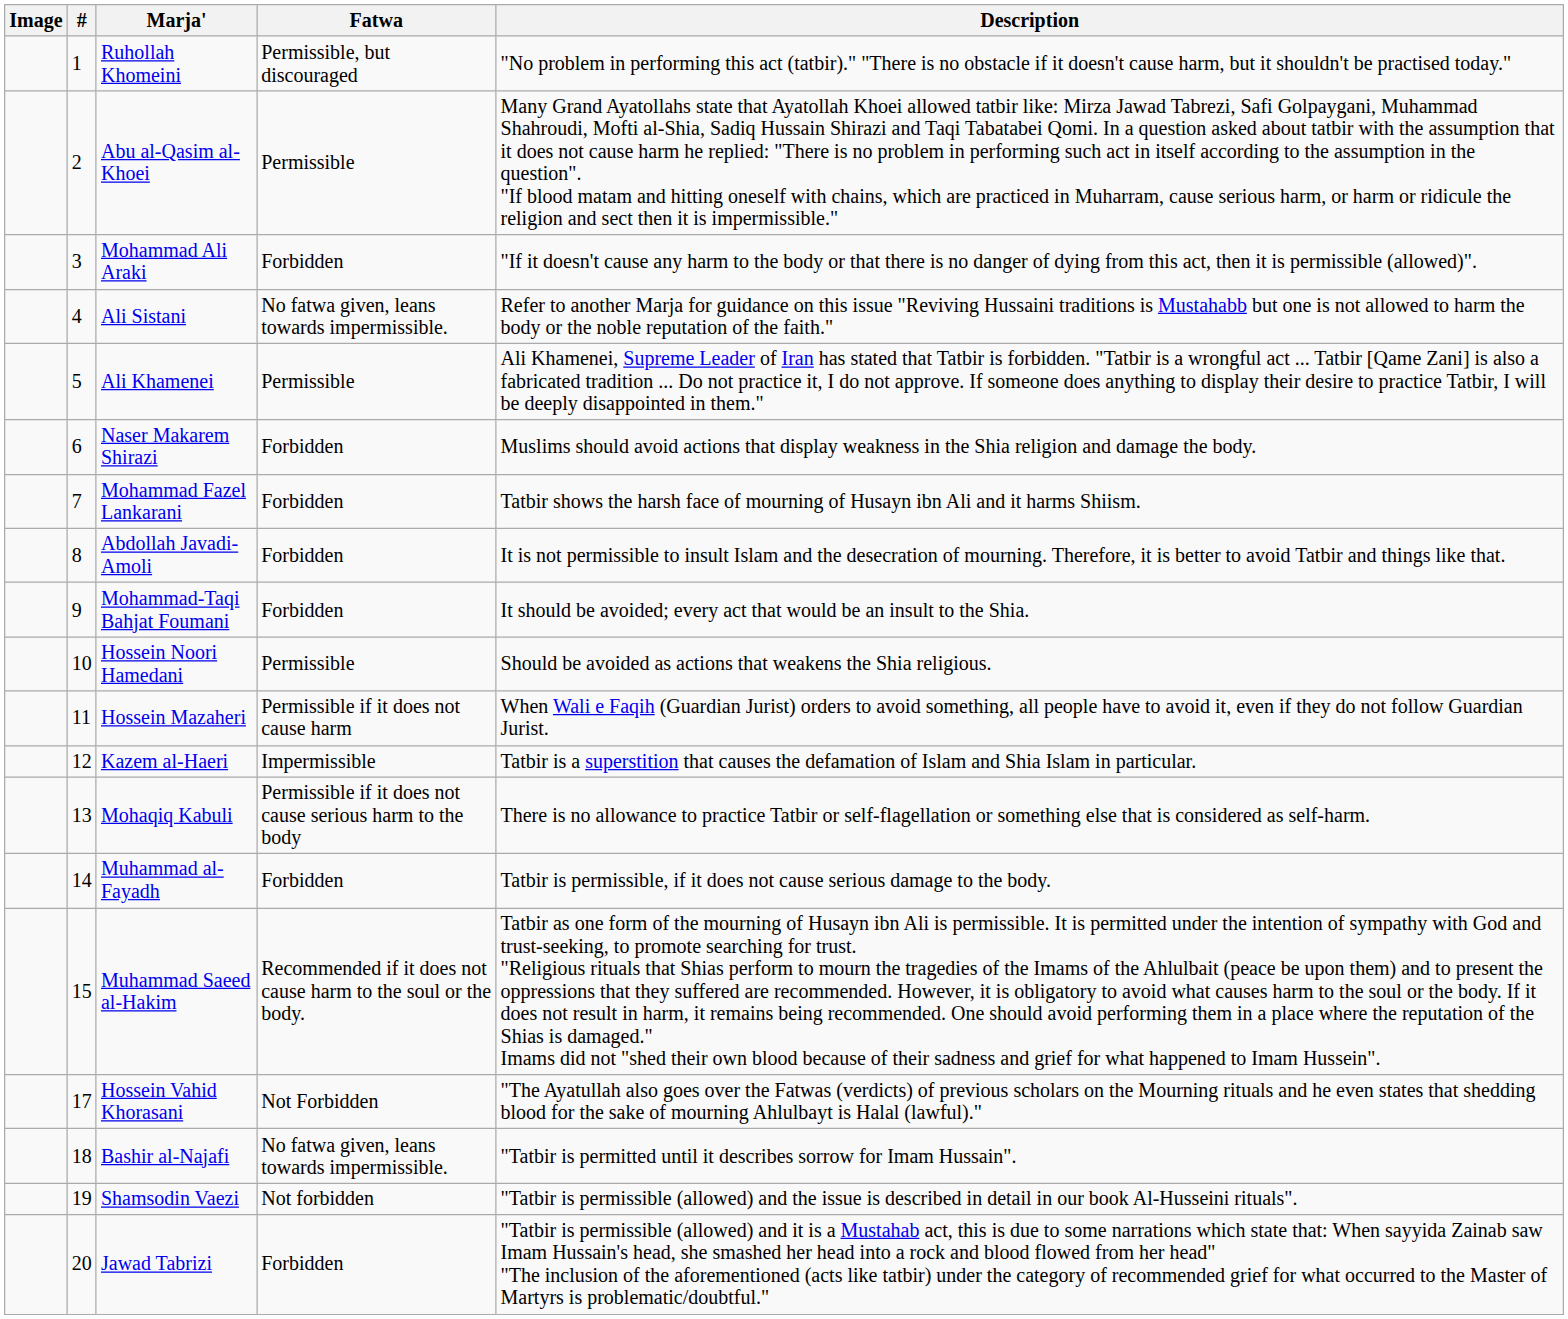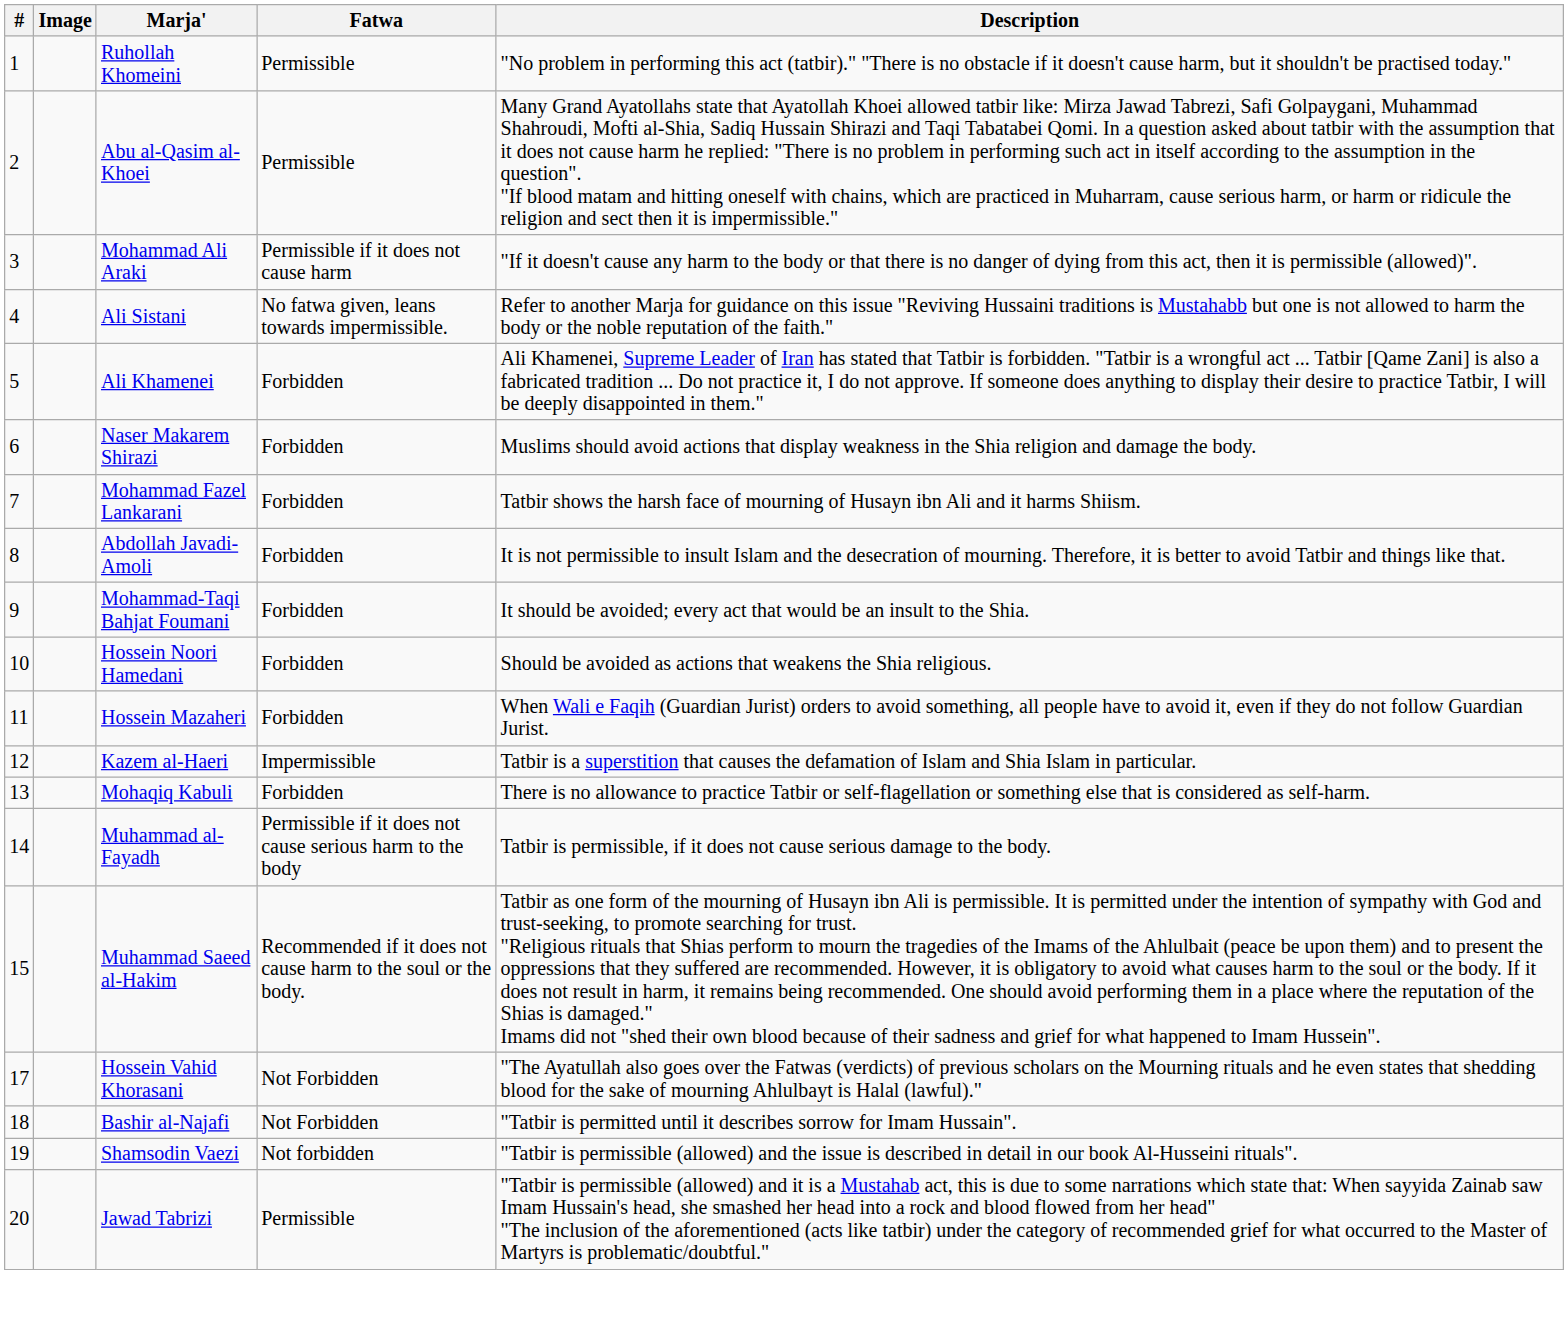columns swapped: (82, 20) <-> (36, 20)
(326, 63) Permissible, but discouraged -> (308, 63) Permissible
(302, 261) Forbidden -> (361, 261) Permissible if it does not cause harm
(308, 381) Permissible -> (302, 381) Forbidden
(308, 663) Permissible -> (302, 663) Forbidden
(361, 718) Permissible if it does not cause harm -> (302, 718) Forbidden
(362, 815) Permissible if it does not cause serious harm to the body -> (302, 792) Forbidden
(302, 880) Forbidden -> (362, 846) Permissible if it does not cause serious harm to the body
(355, 1155) No fatwa given, leans towards impermissible. -> (320, 1122) Not Forbidden
(302, 1264) Forbidden -> (308, 1219) Permissible
